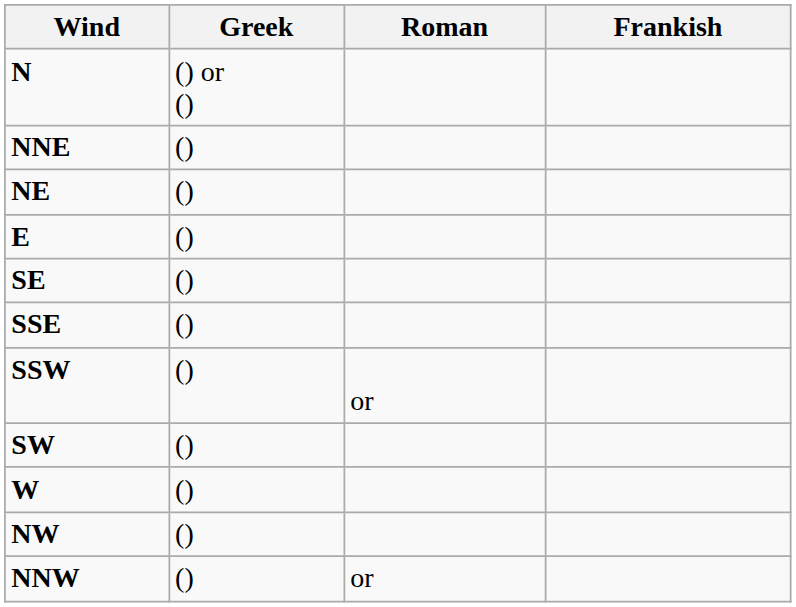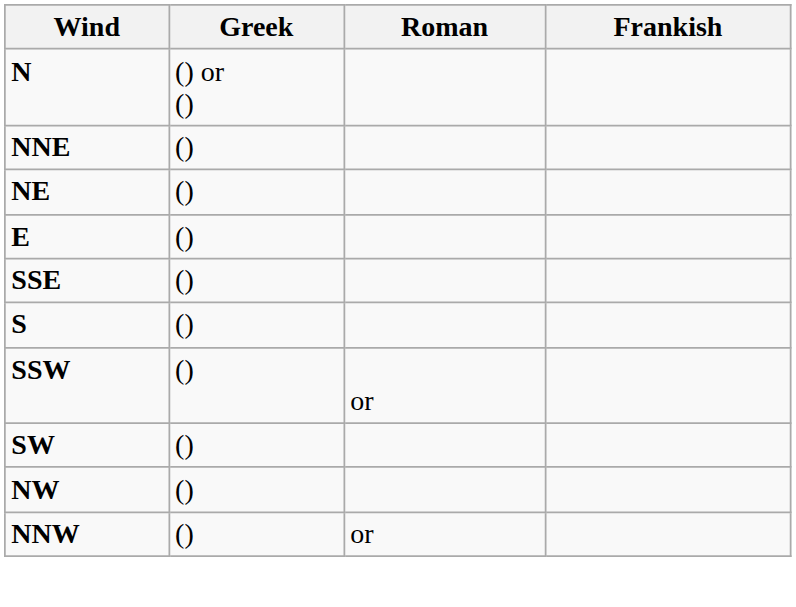- row: (28, 280)
+ row: (19, 324)
- row: (25, 489)
